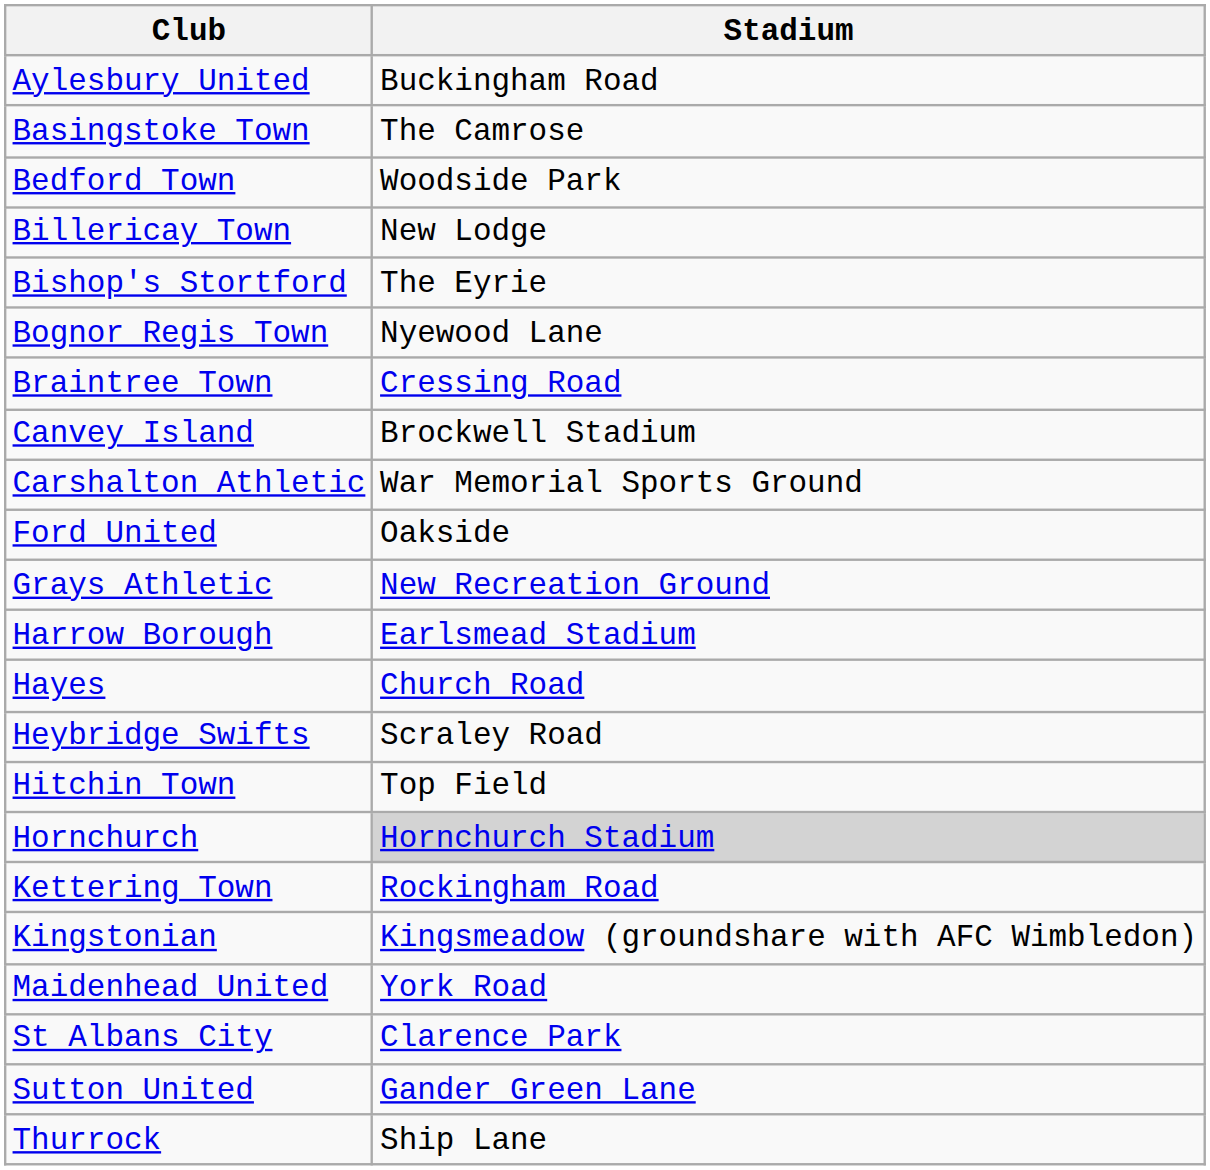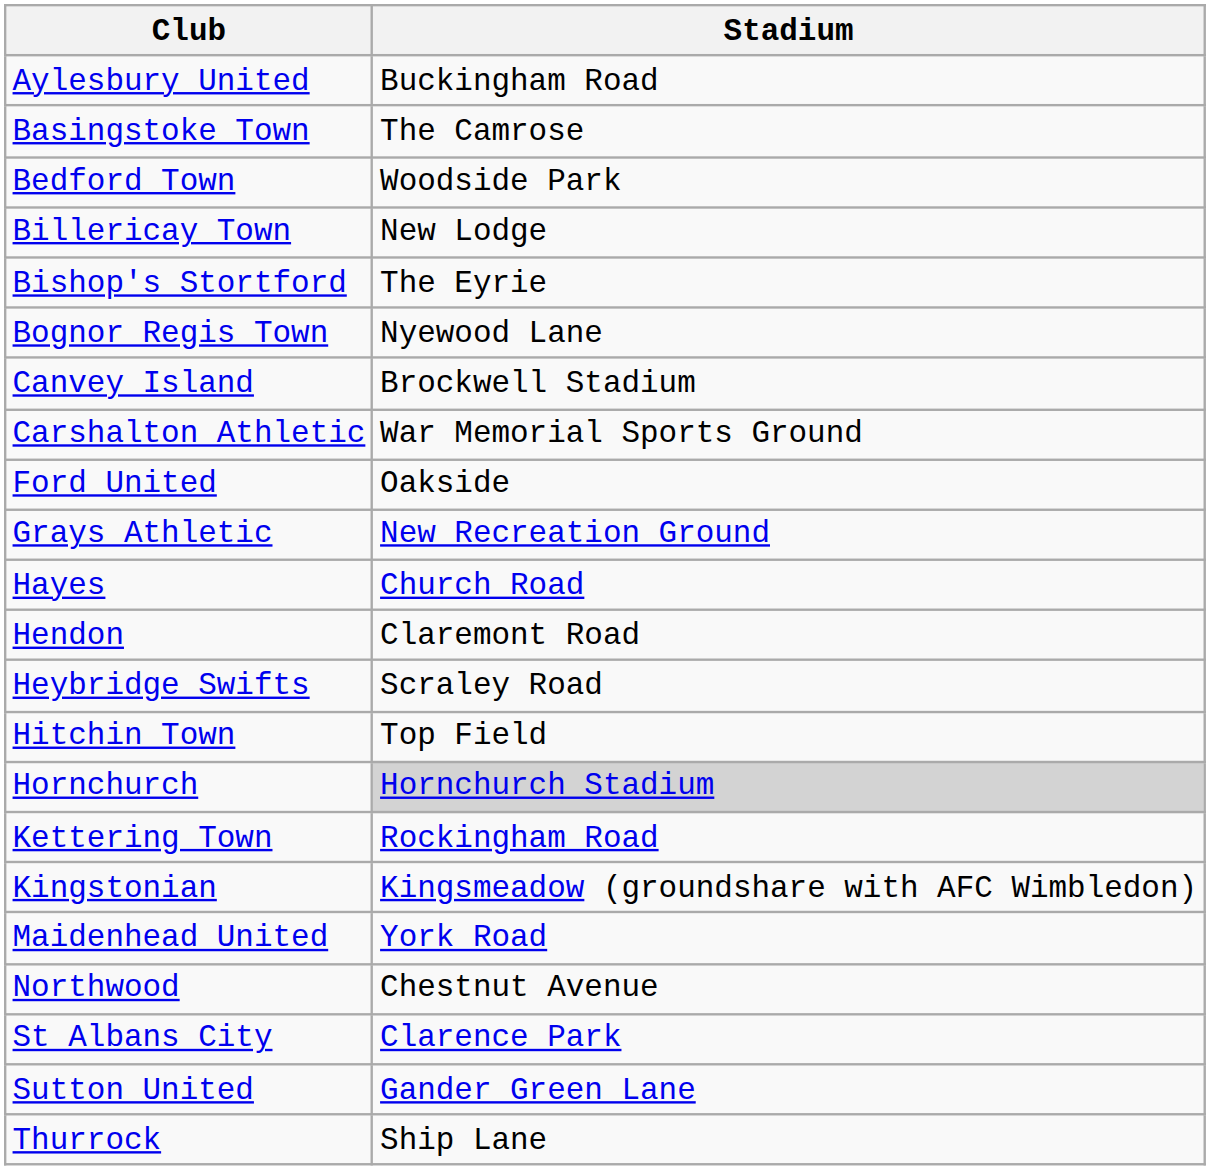- row: (143, 383)
- row: (143, 636)
+ row: (68, 636)
+ row: (96, 989)
